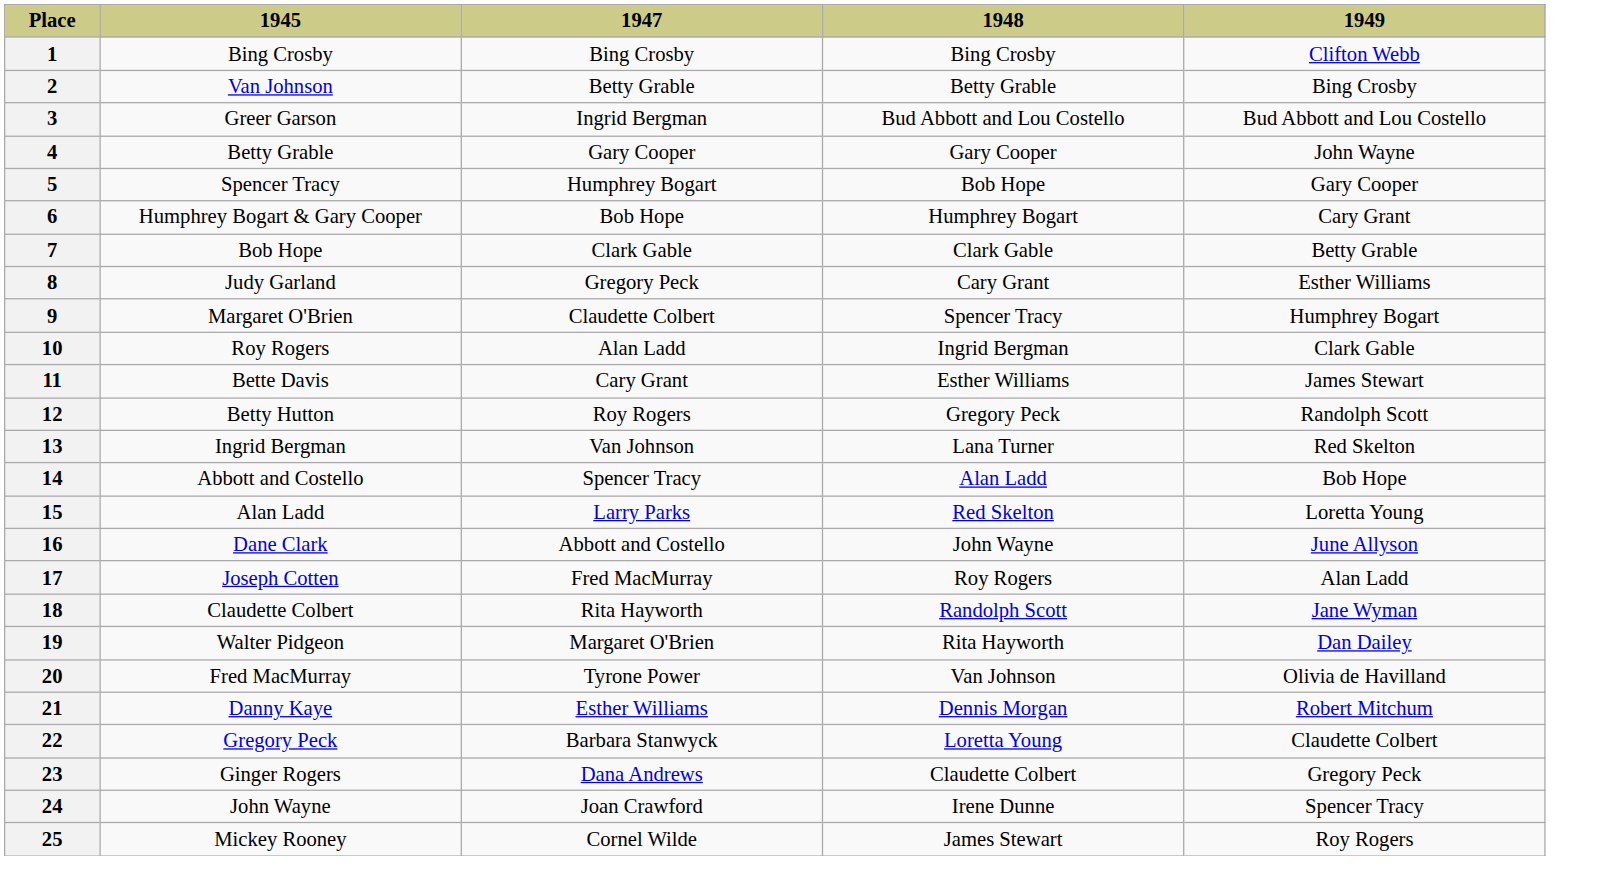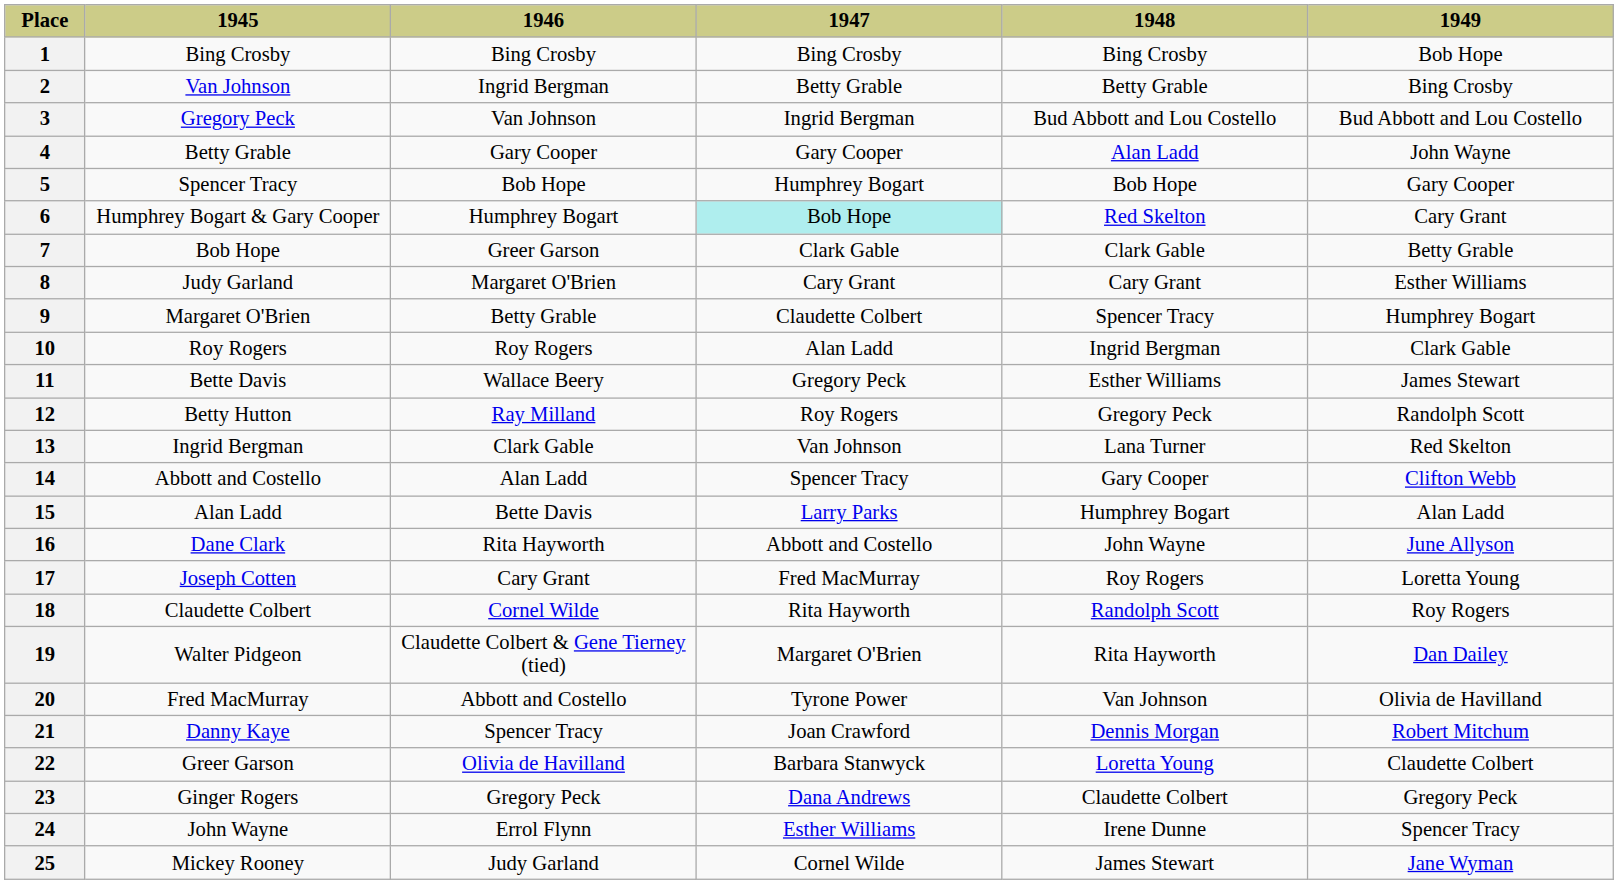+ column: (544, 20)
(1364, 53) Clifton Webb -> (1460, 53) Bob Hope
(280, 119) Greer Garson -> (238, 119) Gregory Peck
(1003, 151) Gary Cooper -> (1155, 151) Alan Ladd
(642, 217) no background -> (849, 217) paleturquoise background
(1003, 217) Humphrey Bogart -> (1155, 217) Red Skelton
(642, 282) Gregory Peck -> (849, 282) Cary Grant
(642, 380) Cary Grant -> (849, 380) Gregory Peck
(1003, 479) Alan Ladd -> (1155, 479) Gary Cooper
(1364, 479) Bob Hope -> (1460, 479) Clifton Webb
(1003, 511) Red Skelton -> (1155, 511) Humphrey Bogart
(1364, 511) Loretta Young -> (1460, 511) Alan Ladd
(1364, 577) Alan Ladd -> (1460, 577) Loretta Young
(1364, 610) Jane Wyman -> (1460, 610) Roy Rogers
(642, 708) Esther Williams -> (849, 731) Joan Crawford
(280, 741) Gregory Peck -> (238, 764) Greer Garson
(642, 806) Joan Crawford -> (849, 829) Esther Williams
(1364, 839) Roy Rogers -> (1460, 862) Jane Wyman
